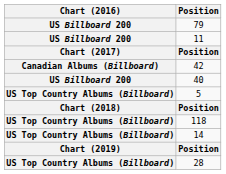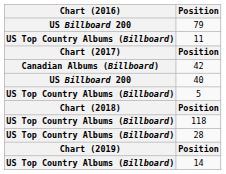(90, 39) US Billboard 200 -> (90, 39) US Top Country Albums (Billboard)
rows swapped: (199, 135) <-> (199, 163)
